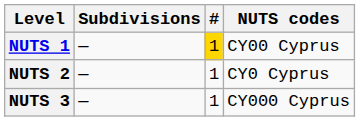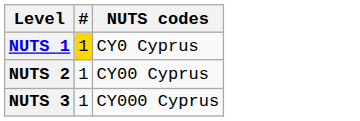- column: (139, 19)
(283, 46) CY00 Cyprus -> (148, 46) CY0 Cyprus
(278, 74) CY0 Cyprus -> (153, 74) CY00 Cyprus
